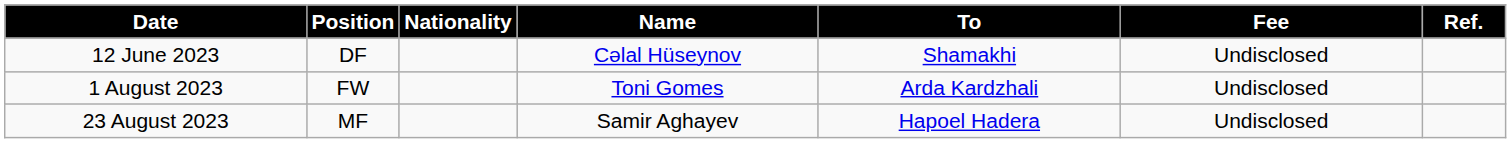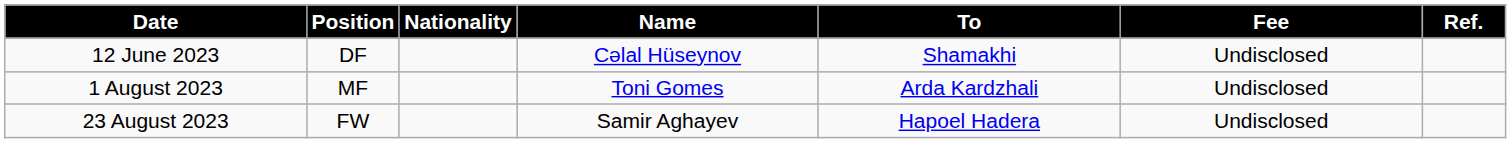(353, 88) FW -> (353, 88) MF
(353, 121) MF -> (353, 121) FW
